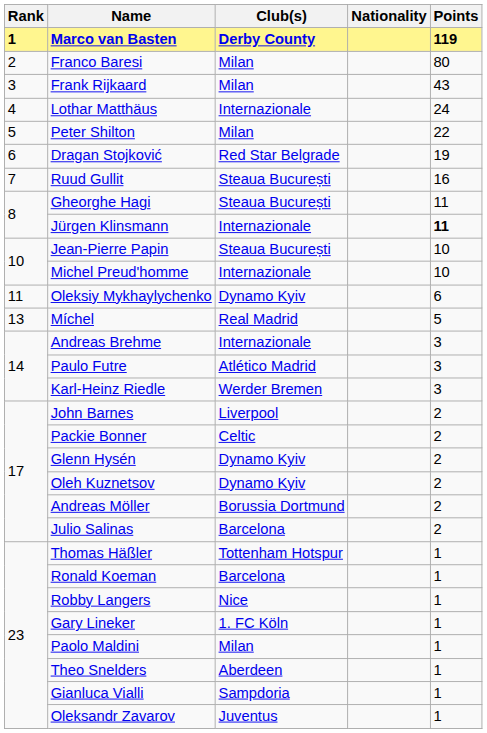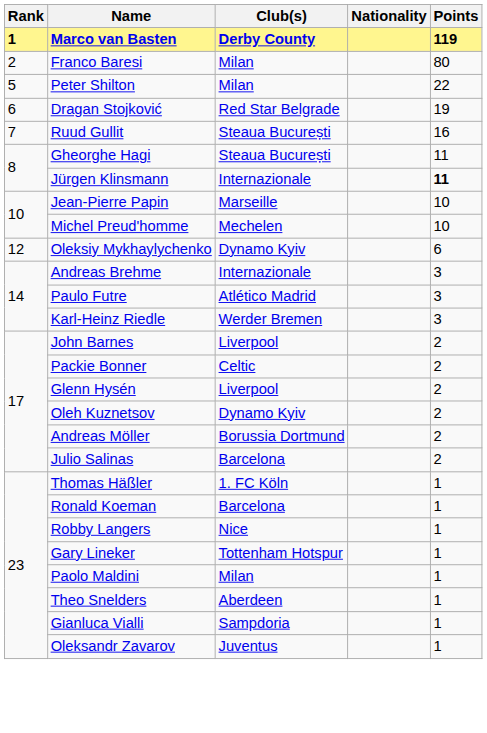- row: (98, 86)
- row: (104, 109)
(275, 249) Steaua București -> (248, 202) Marseille
(265, 272) Internazionale -> (250, 226) Mechelen
(15, 296) 11 -> (16, 249) 12
- row: (72, 319)
(262, 459) Dynamo Kyiv -> (248, 389) Liverpool
(281, 553) Tottenham Hotspur -> (253, 483) 1. FC Köln
(253, 623) 1. FC Köln -> (281, 553) Tottenham Hotspur
